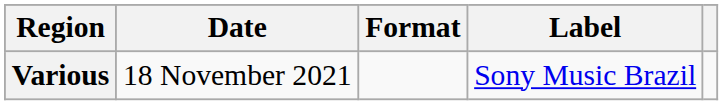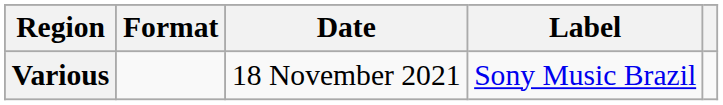columns swapped: (237, 27) <-> (413, 27)
